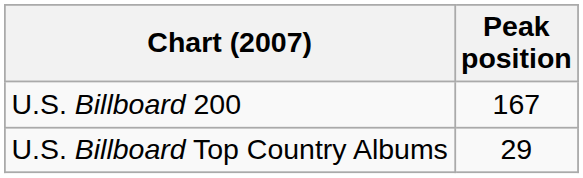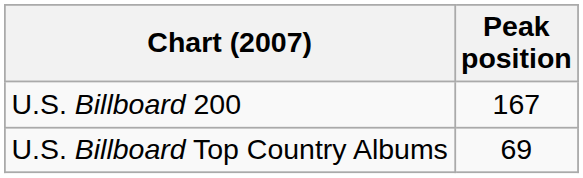(516, 149) 29 -> (516, 149) 69
